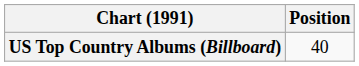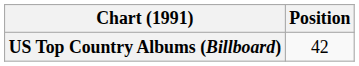(320, 46) 40 -> (320, 46) 42
